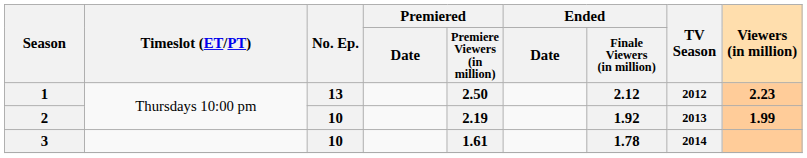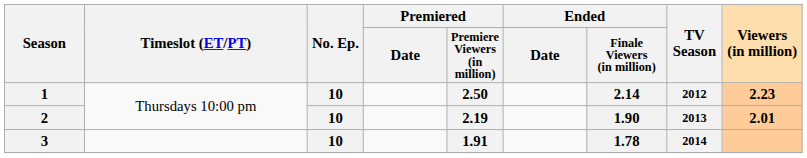(335, 94) 13 -> (335, 94) 10
(627, 94) 2.12 -> (627, 94) 2.14
(627, 117) 1.92 -> (627, 117) 1.90
(762, 117) 1.99 -> (762, 117) 2.01
(475, 141) 1.61 -> (475, 141) 1.91
